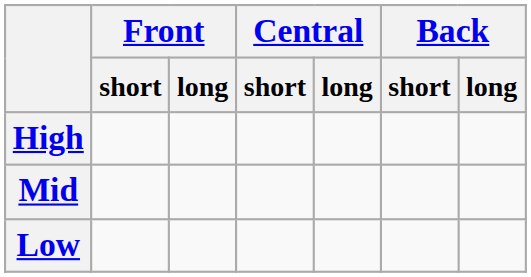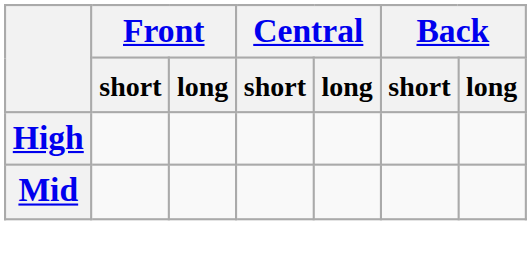- row: (48, 244)
